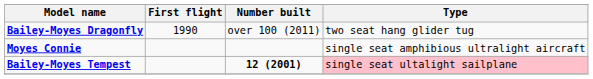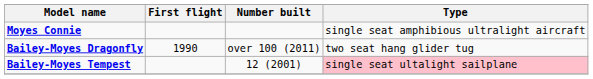rows swapped: (44, 47) <-> (75, 30)
(274, 65) bold -> (274, 65) normal
